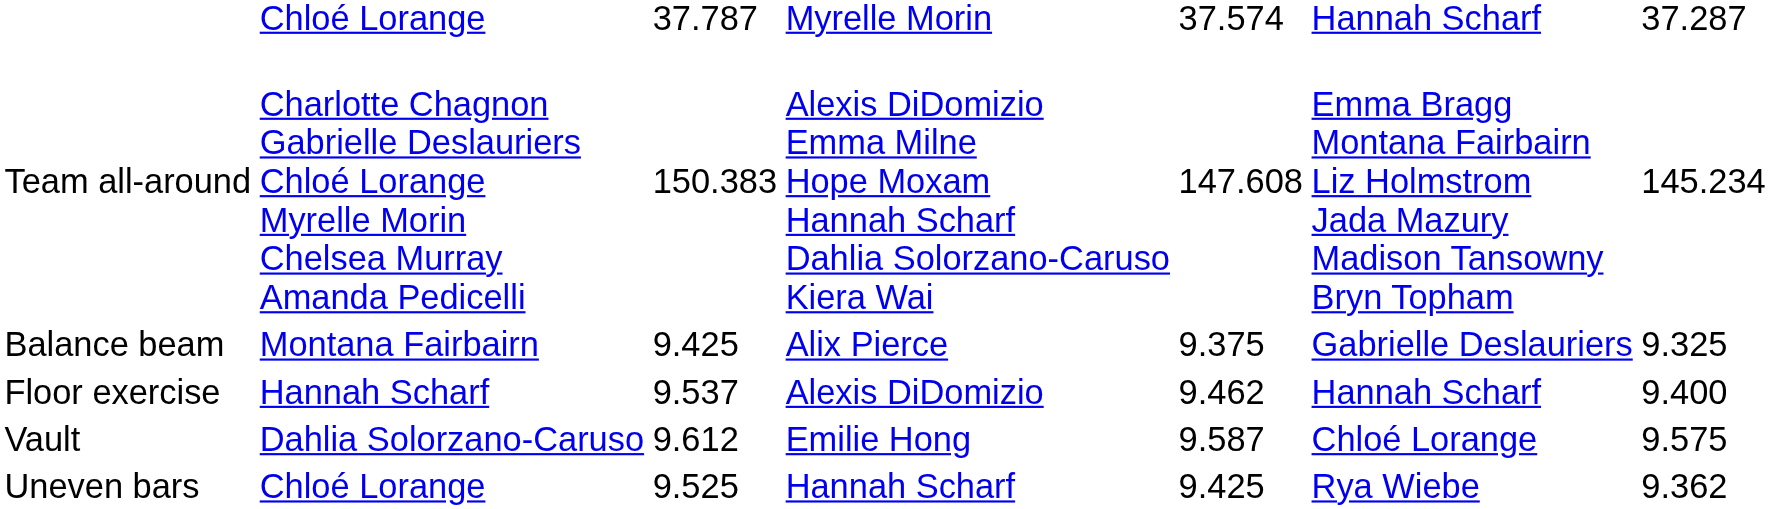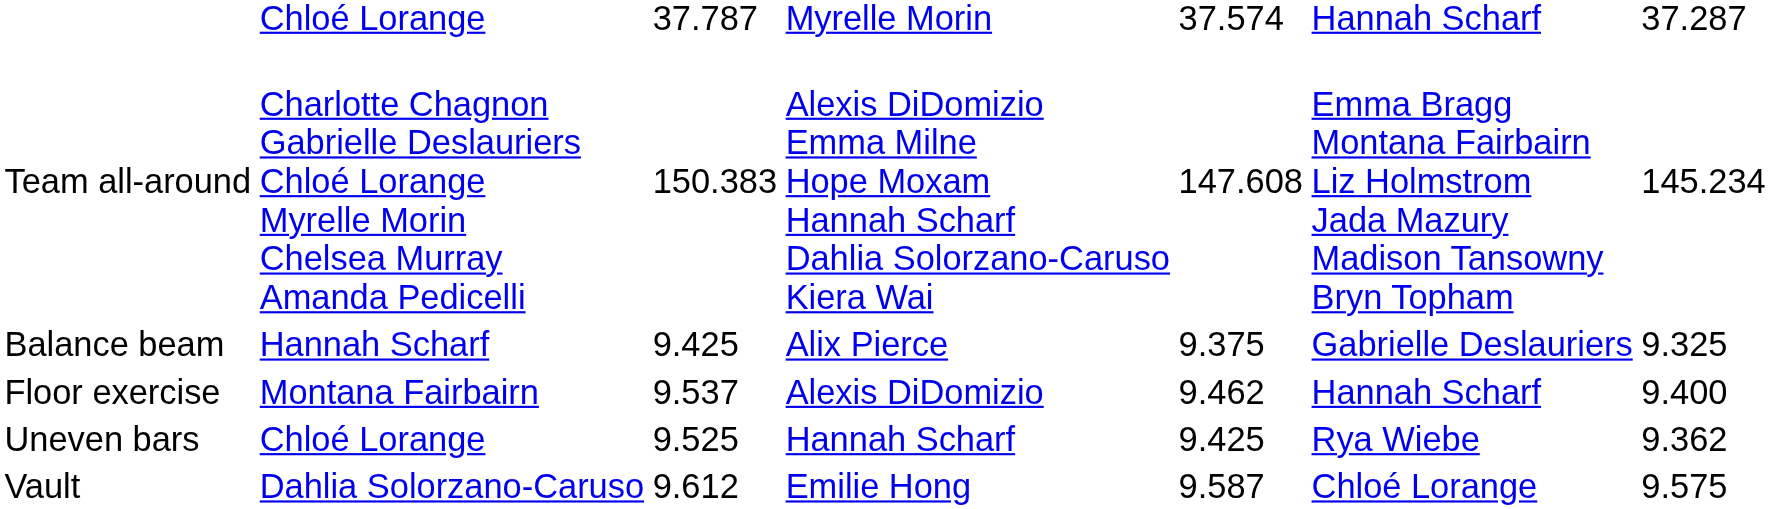(399, 345) Montana Fairbairn -> (374, 345) Hannah Scharf
(374, 392) Hannah Scharf -> (399, 392) Montana Fairbairn
rows swapped: (102, 486) <-> (42, 439)
